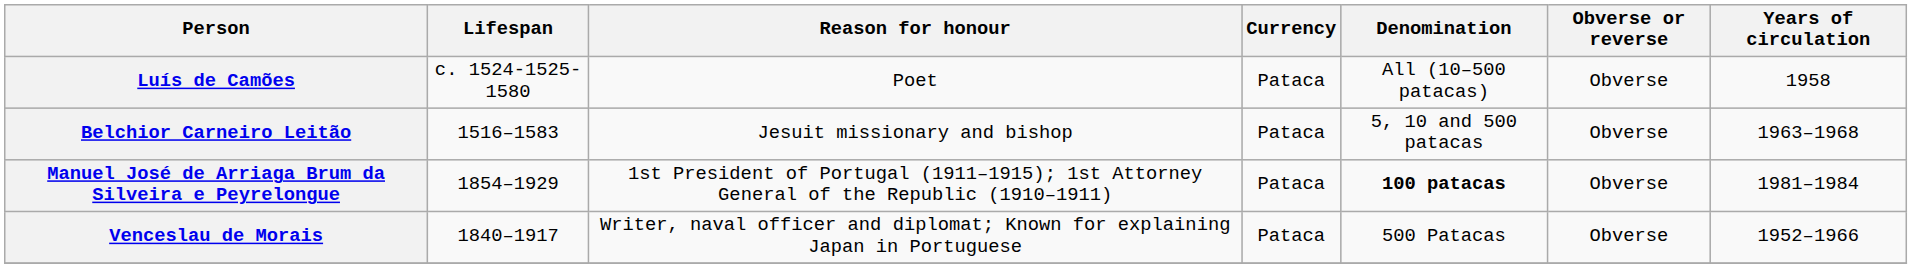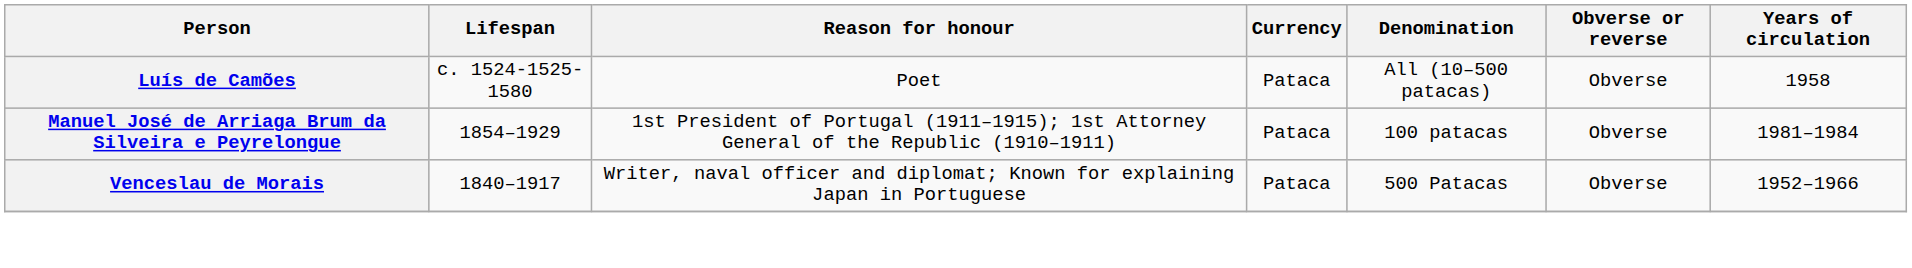- row: (216, 134)
(1444, 186) bold -> (1446, 134) normal
